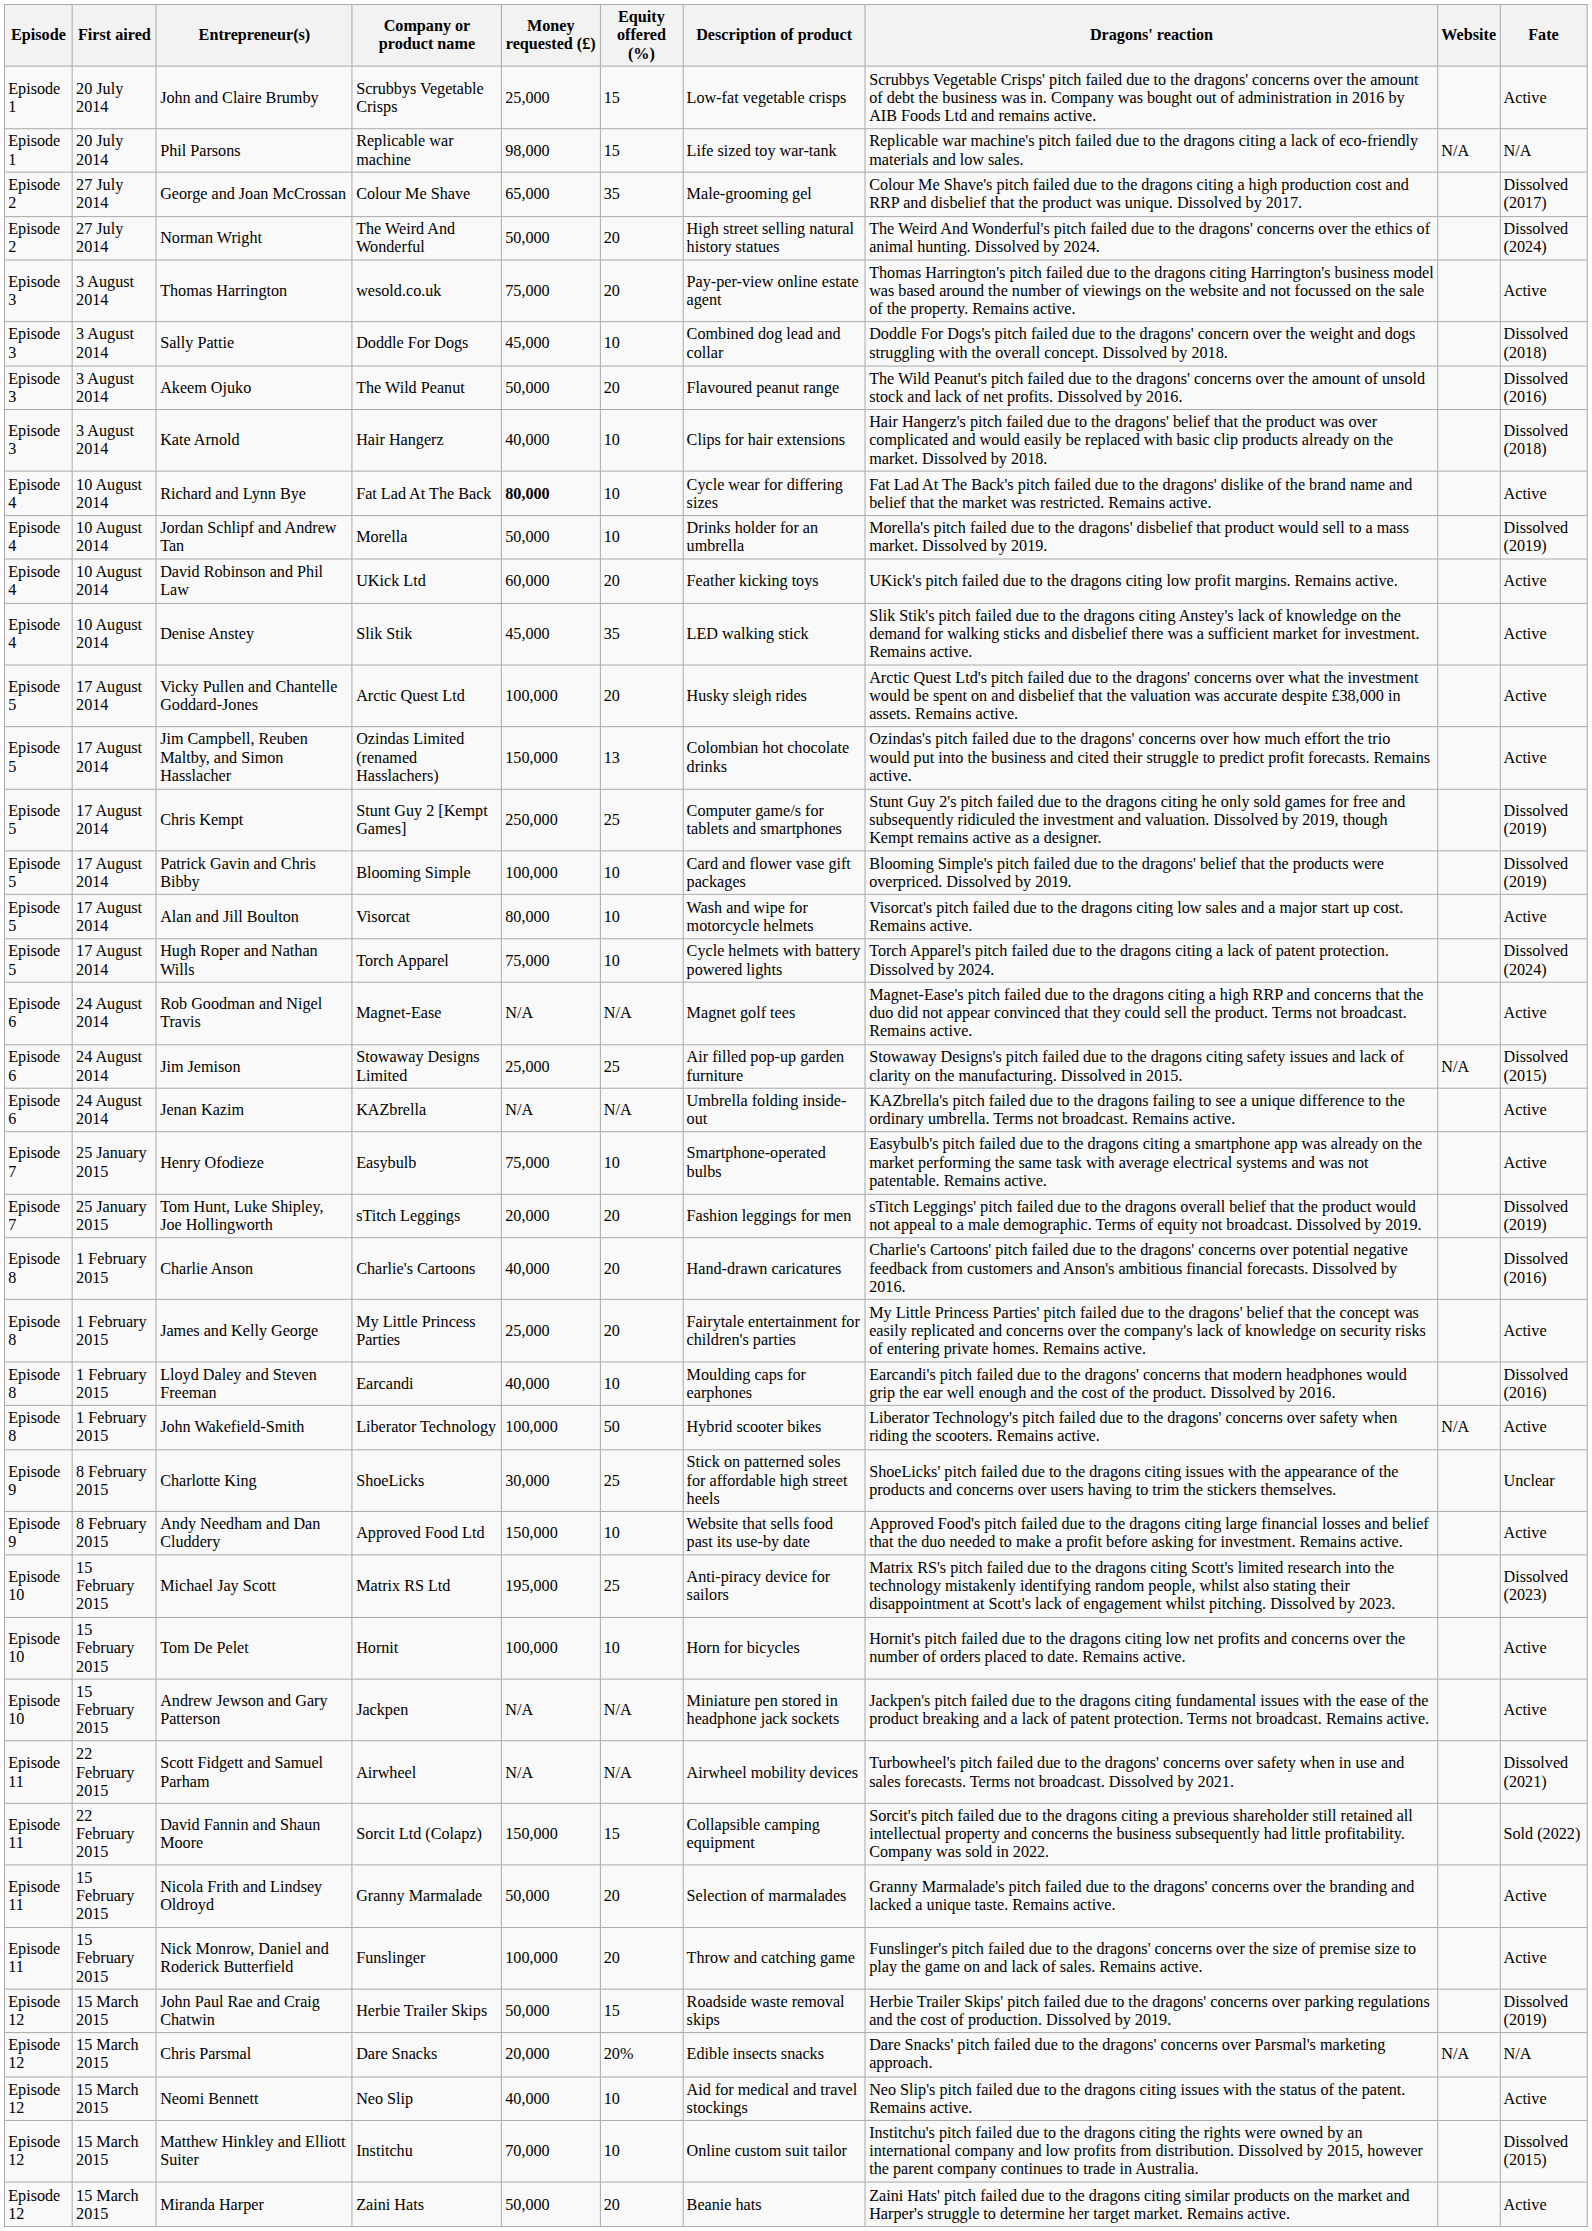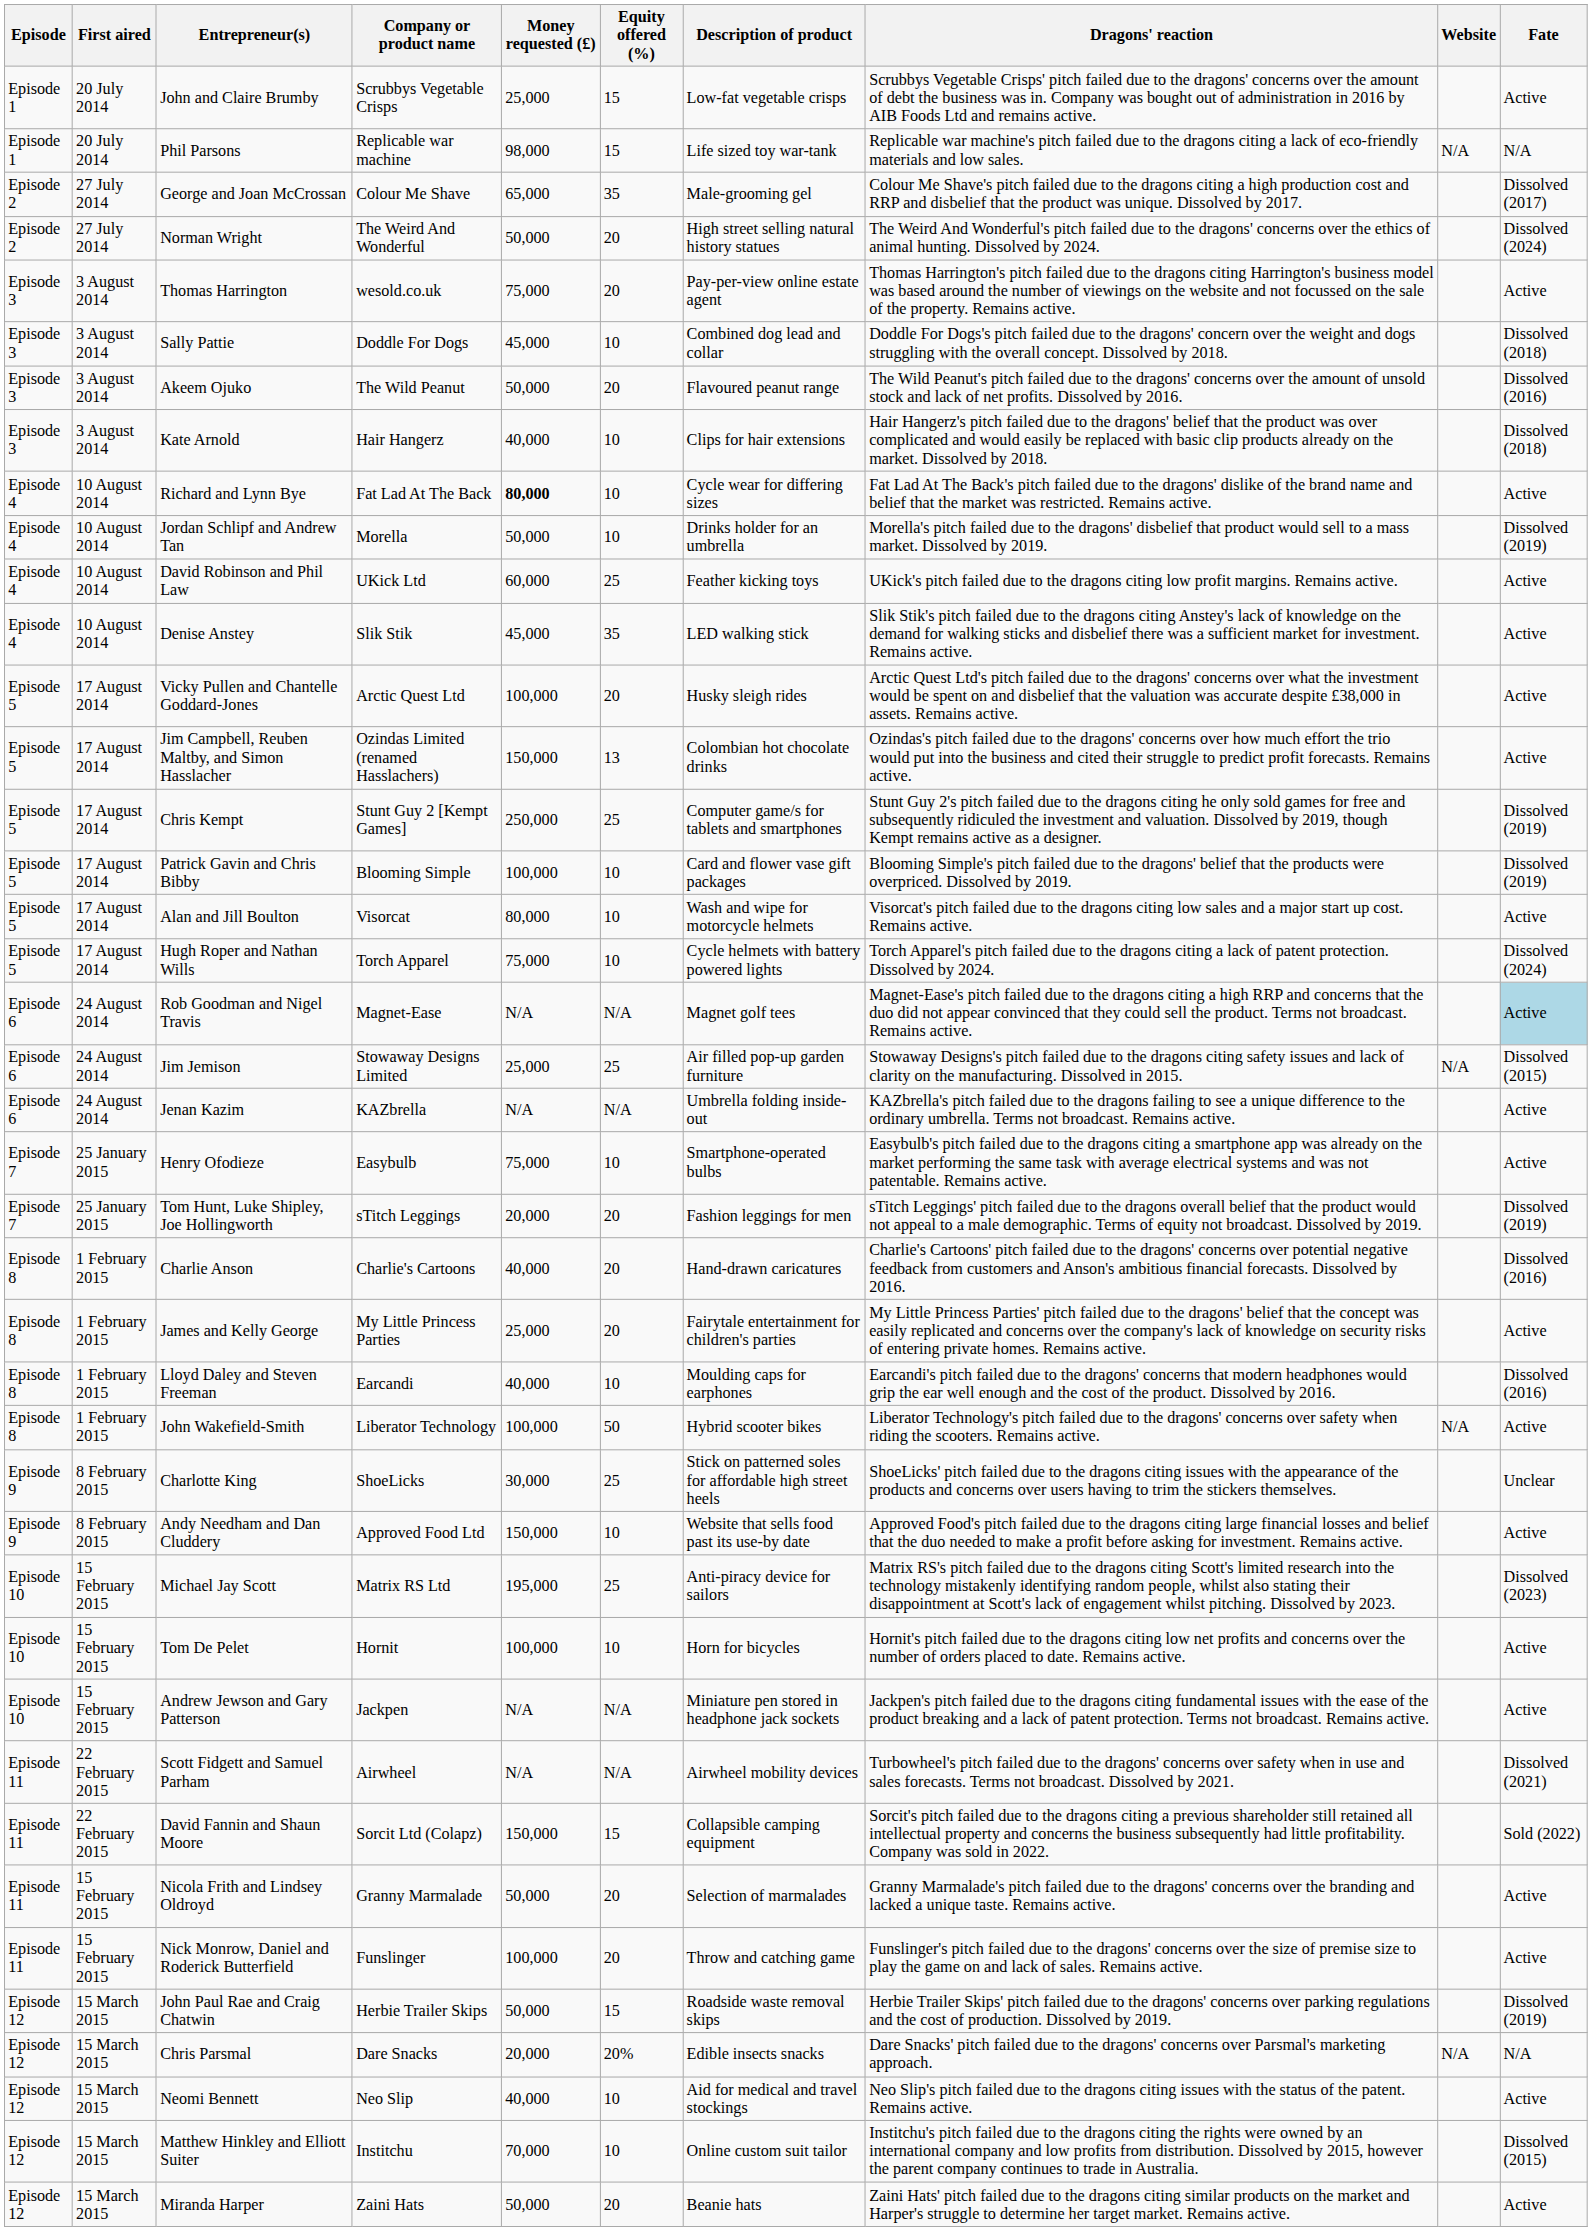(612, 581) 20 -> (612, 581) 25
(1525, 1013) no background -> (1525, 1013) lightblue background
